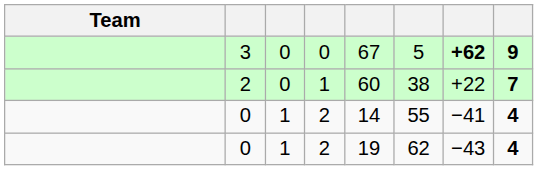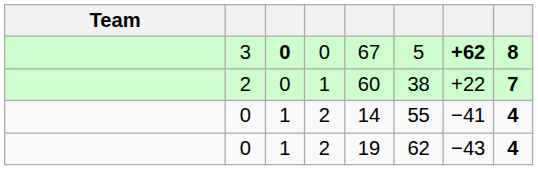(285, 52) normal -> (285, 52) bold
(513, 52) 9 -> (513, 52) 8
